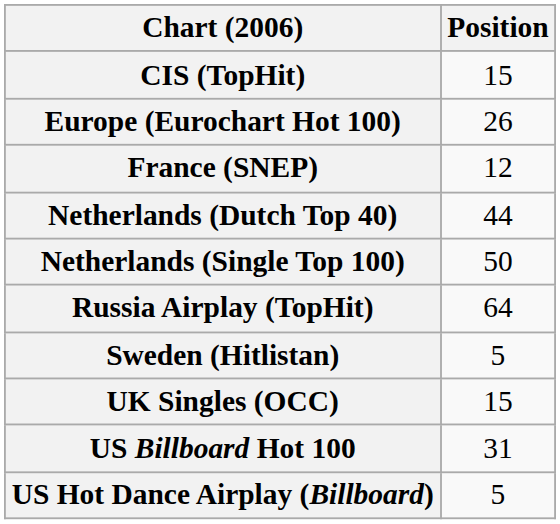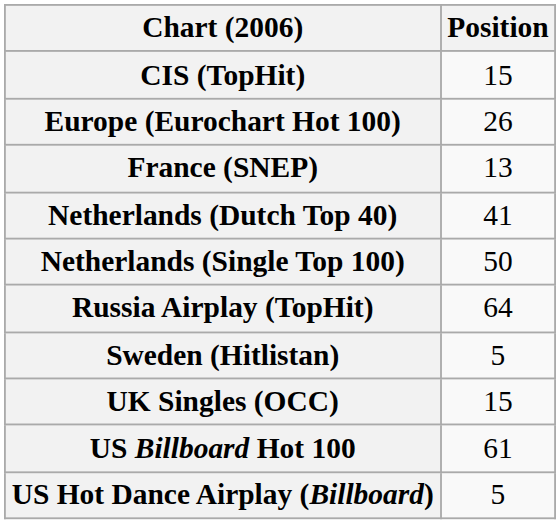(498, 167) 12 -> (498, 167) 13
(498, 214) 44 -> (498, 214) 41
(498, 448) 31 -> (498, 448) 61
